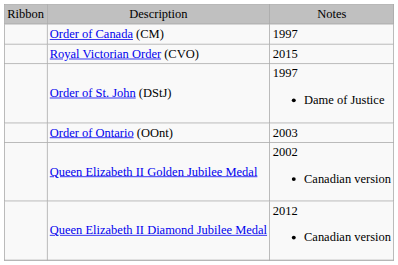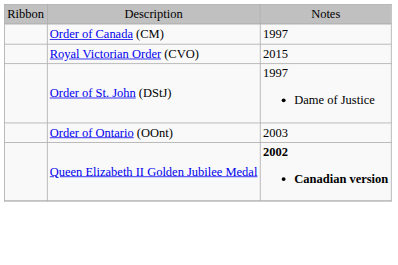(332, 166) normal -> (326, 166) bold
- row: (158, 230)
